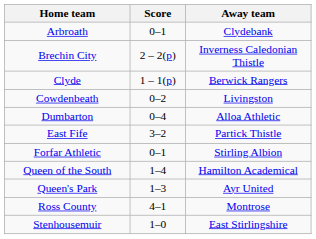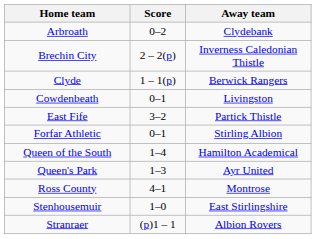(158, 31) 0–1 -> (158, 31) 0–2
(158, 98) 0–2 -> (158, 98) 0–1
- row: (67, 116)
+ row: (67, 224)
